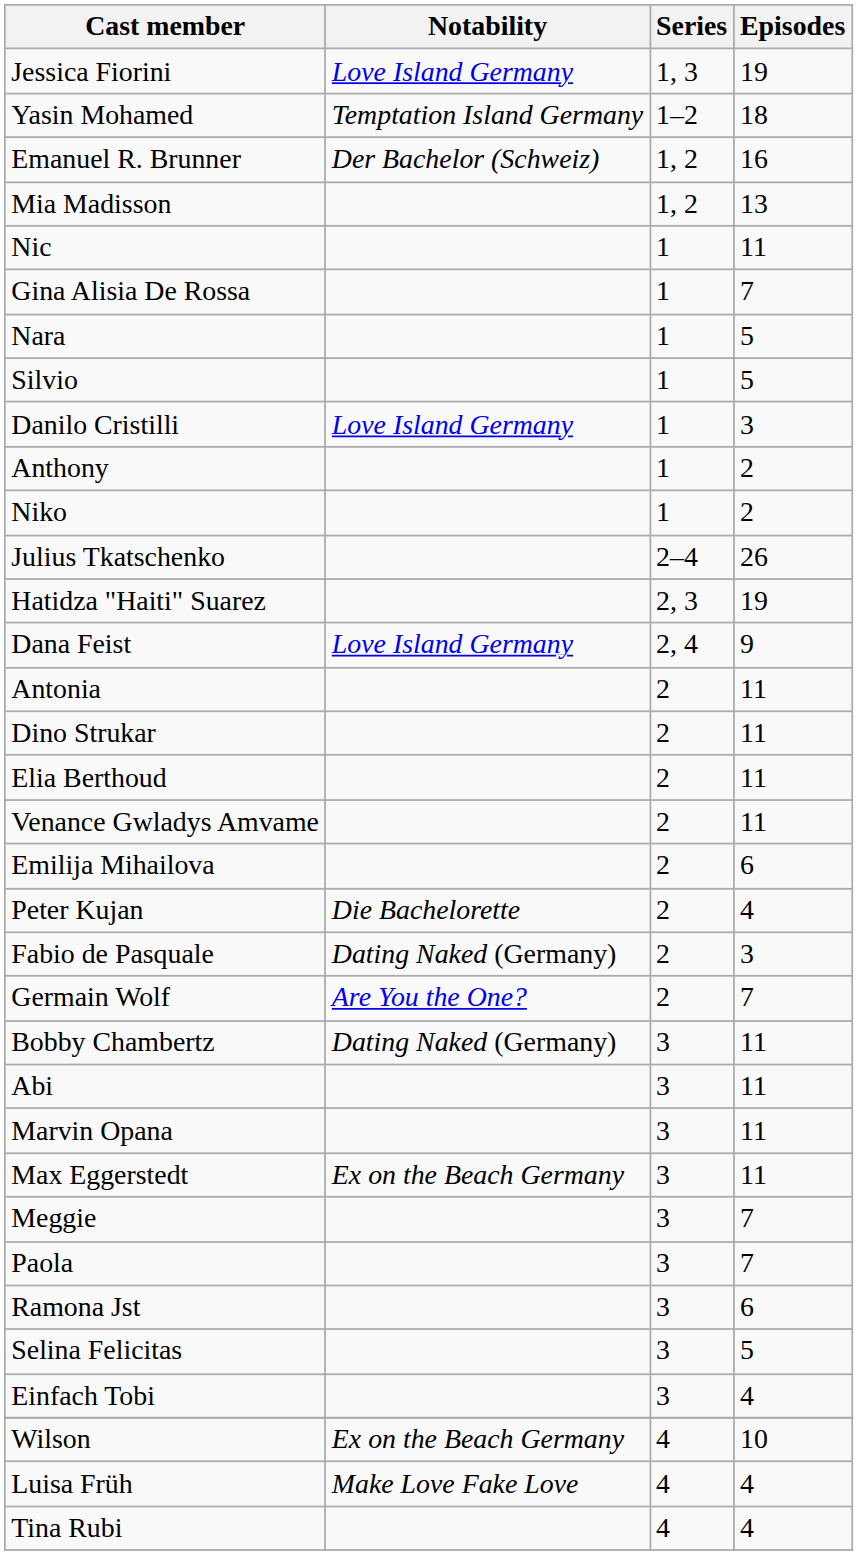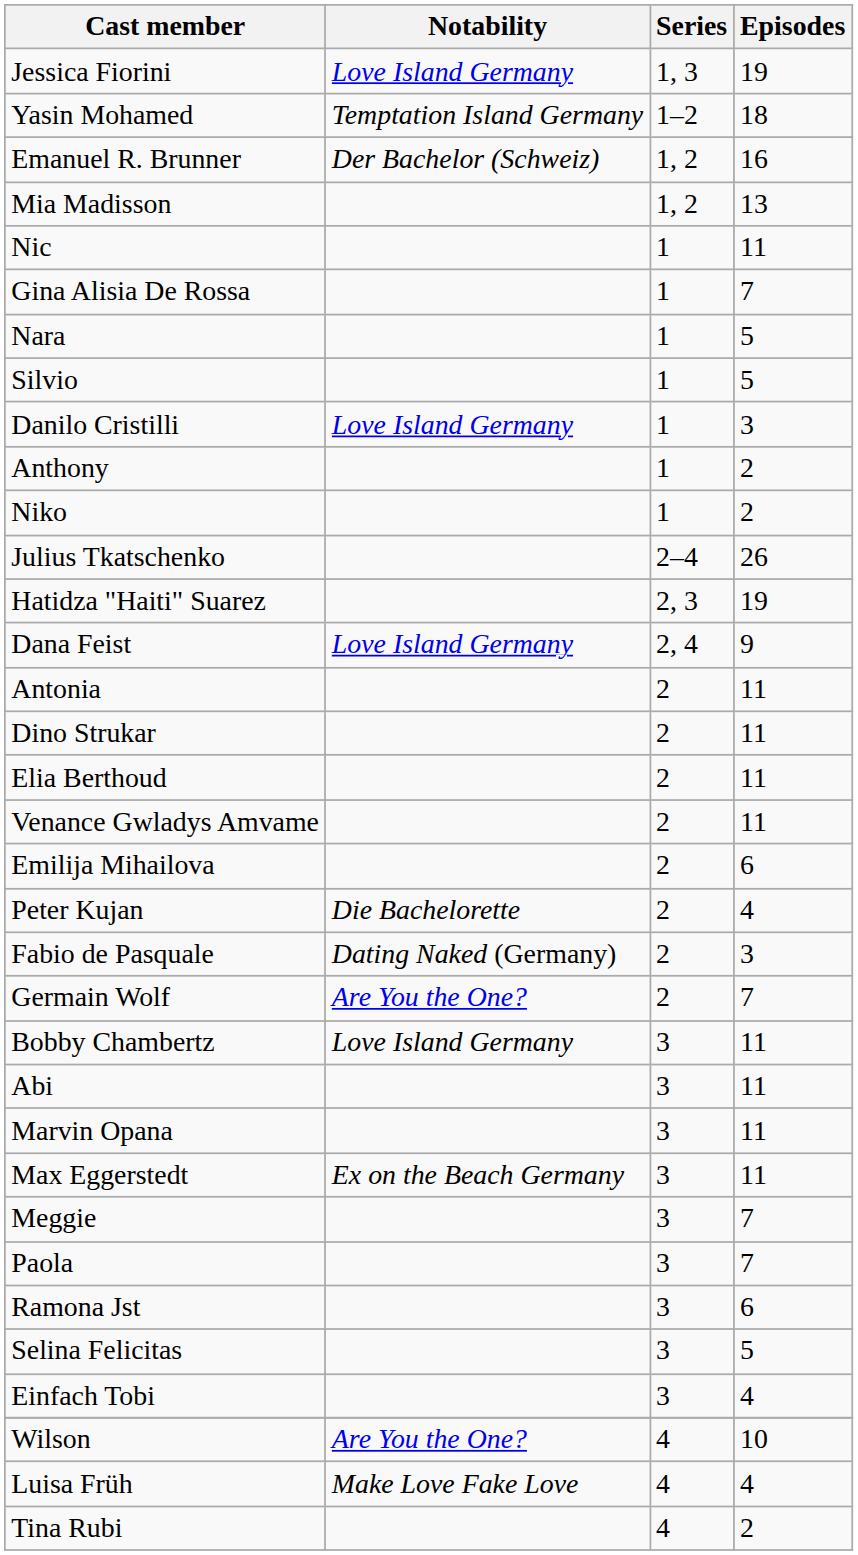(474, 1042) Dating Naked (Germany) -> (452, 1042) Love Island Germany
(478, 1439) Ex on the Beach Germany -> (429, 1439) Are You the One?
(747, 1527) 4 -> (747, 1527) 2
